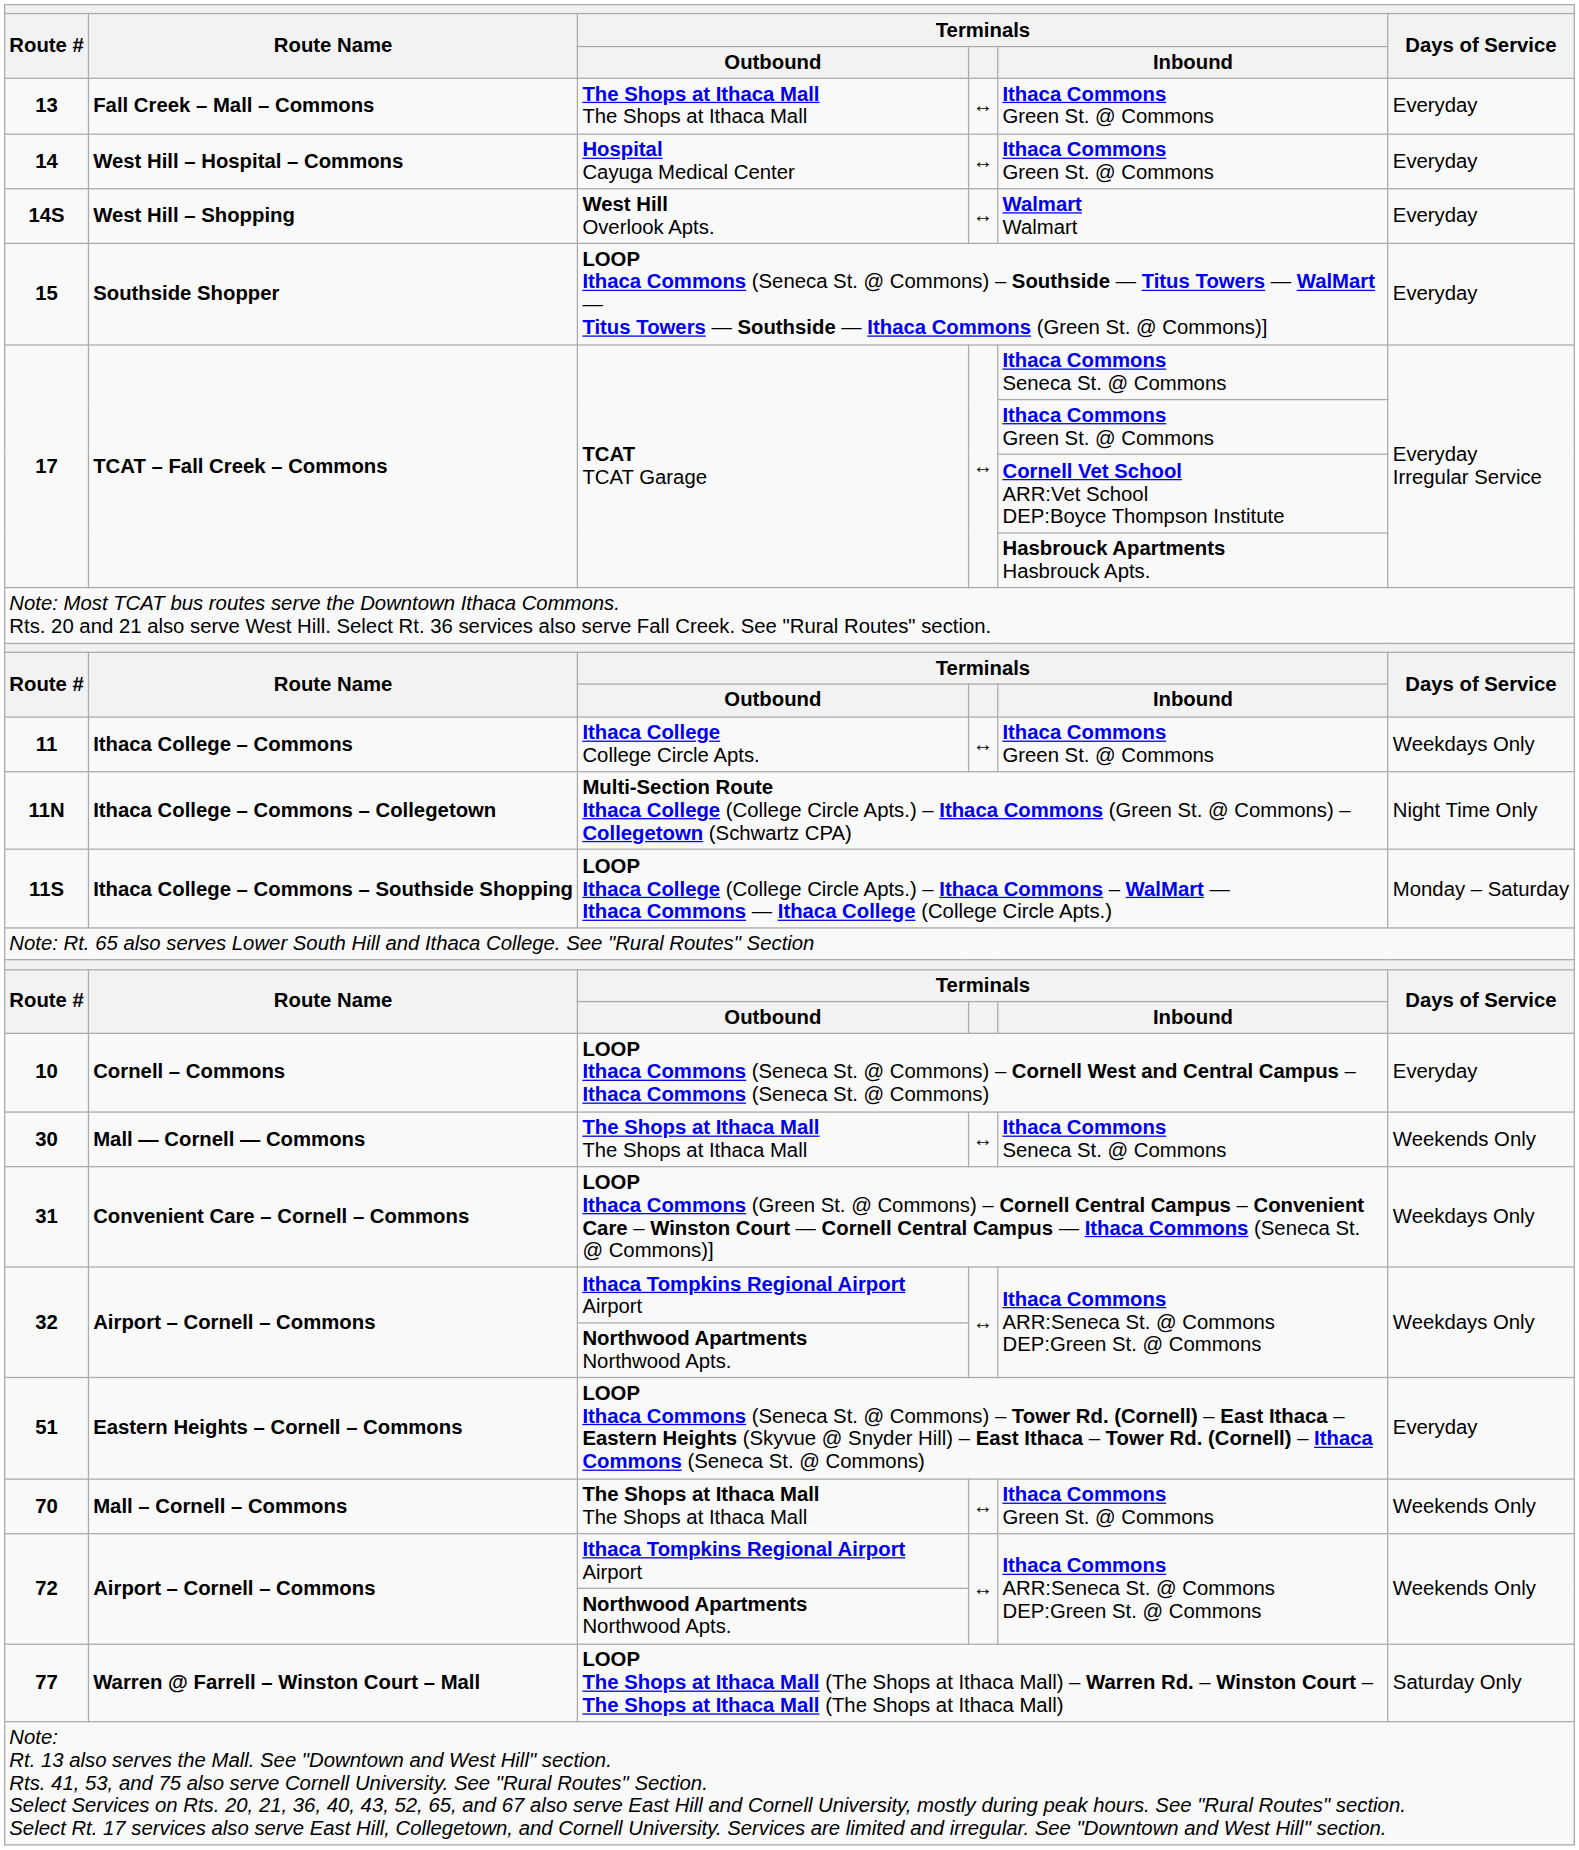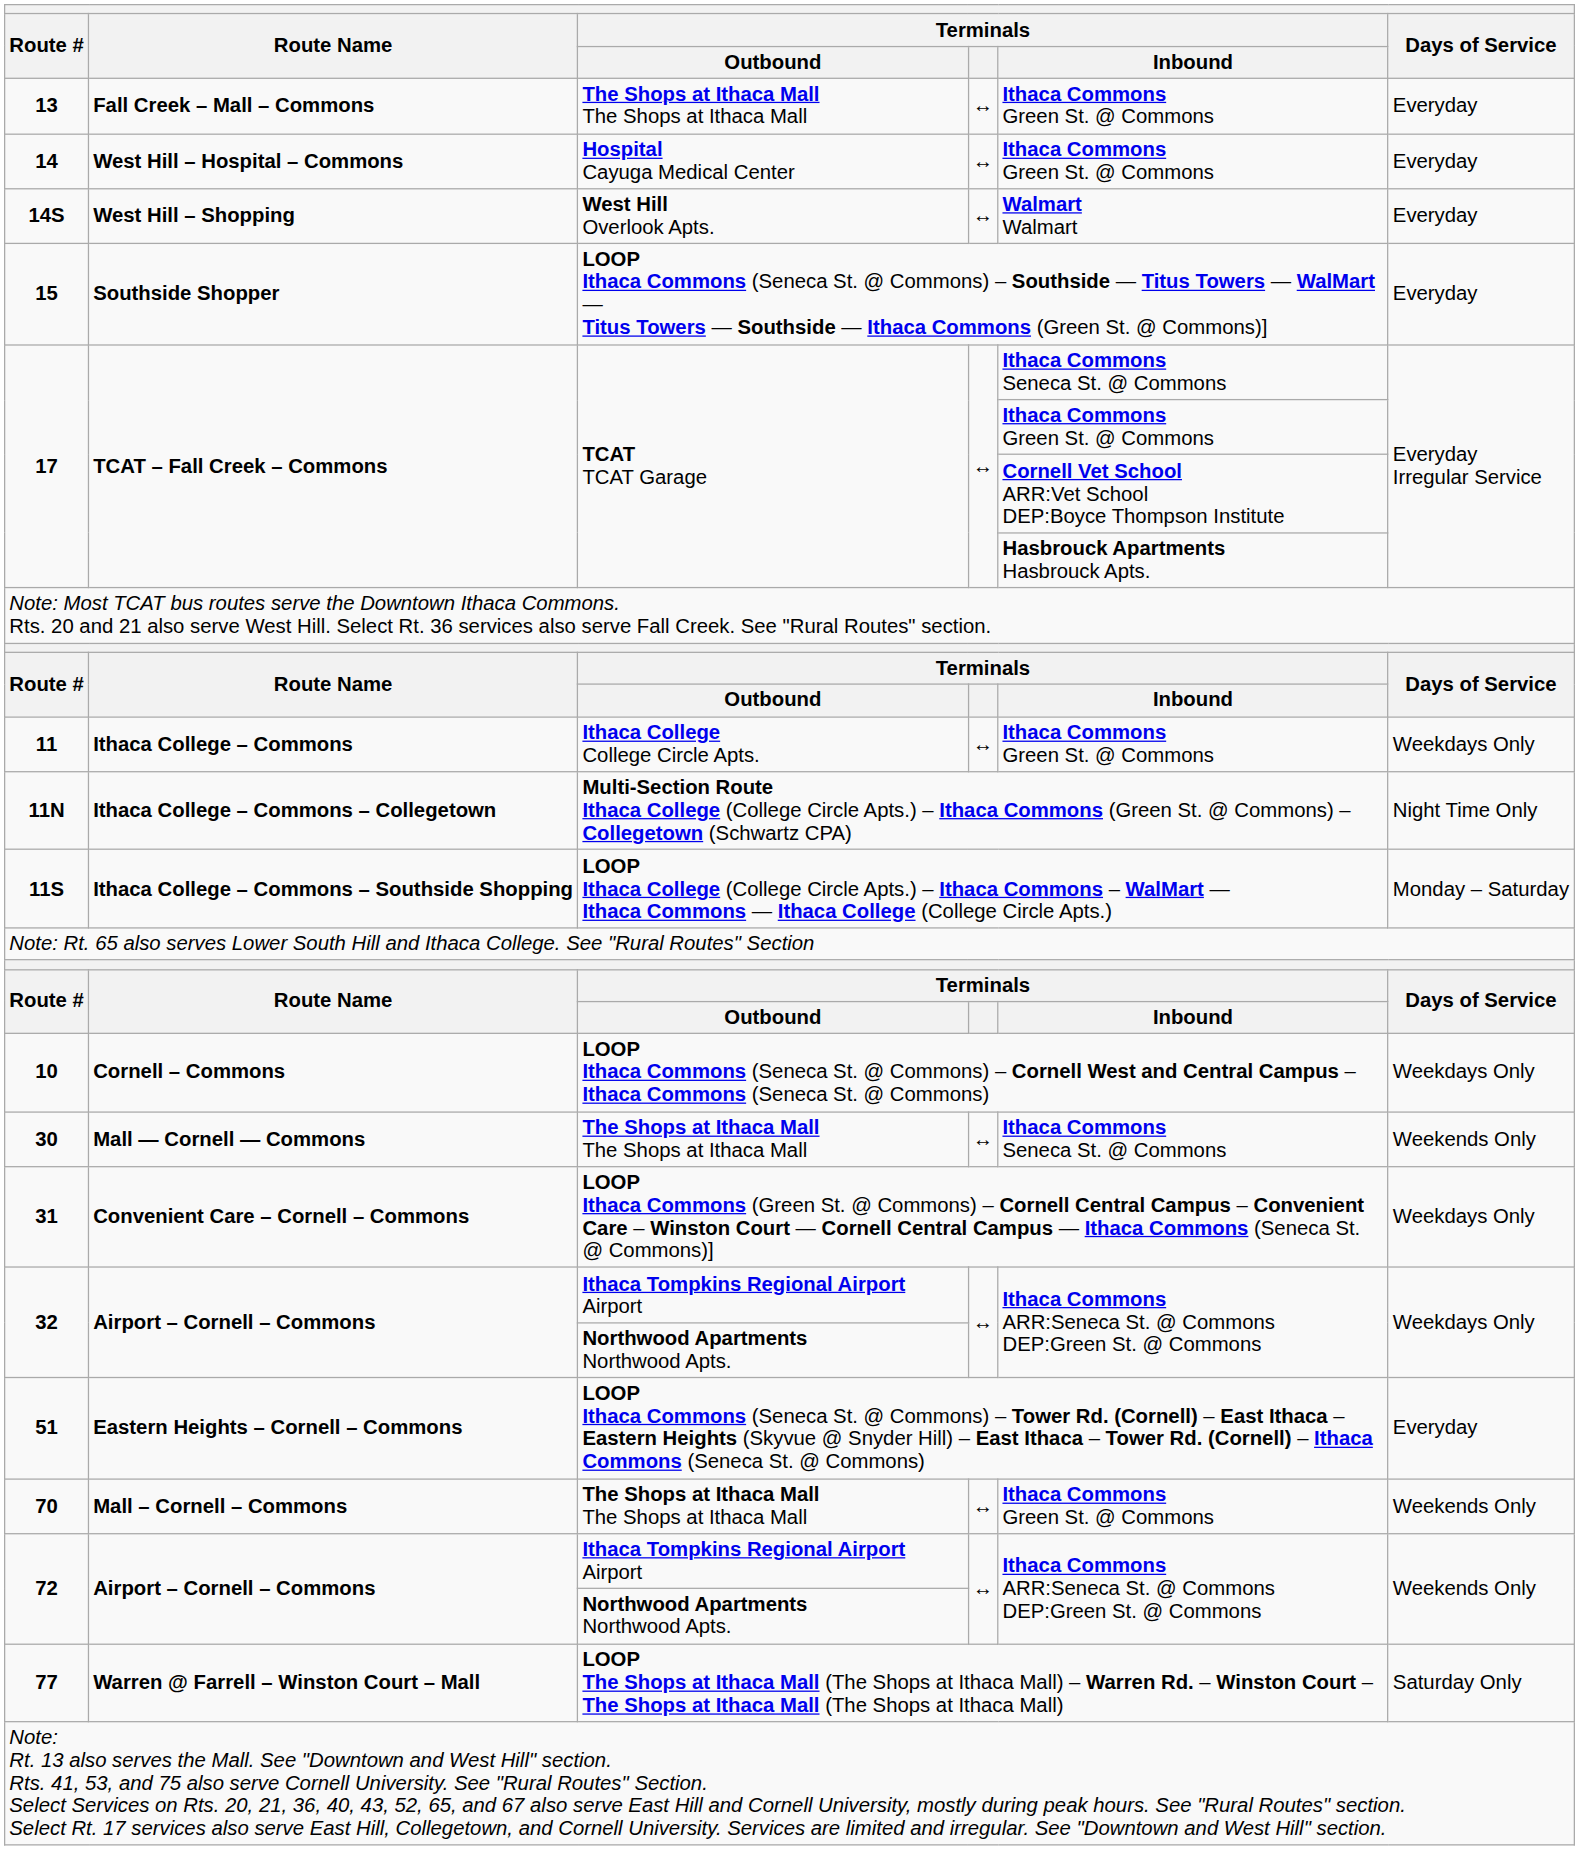(1435, 1072) Everyday -> (1464, 1072) Weekdays Only
